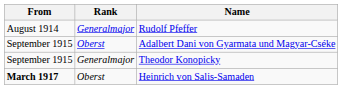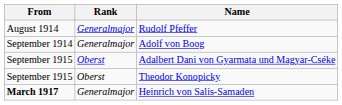+ row: (172, 44)
(106, 60) Generalmajor -> (91, 76) Oberst
(91, 76) Oberst -> (106, 92) Generalmajor
